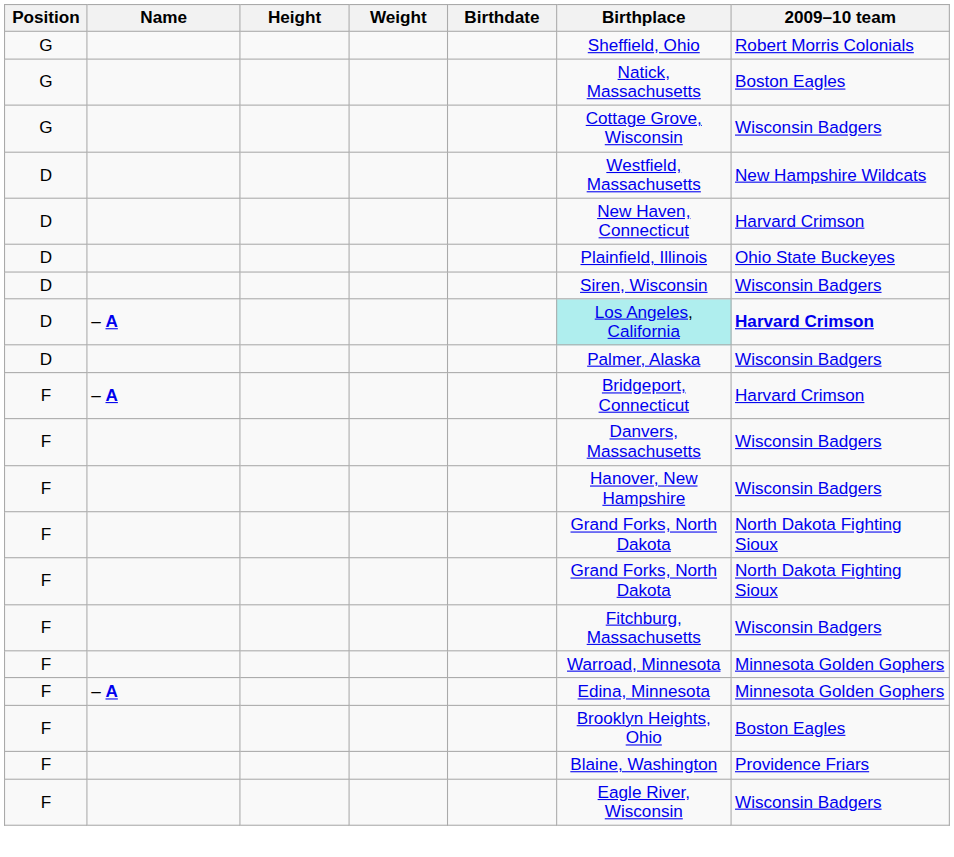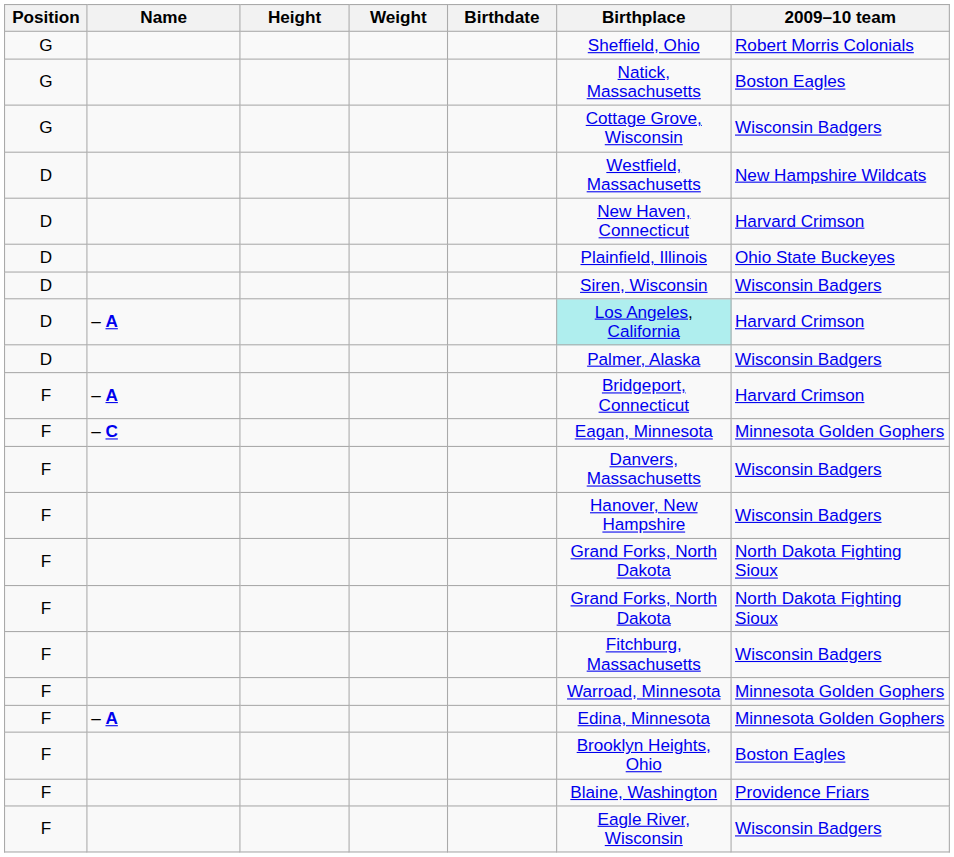(804, 321) bold -> (800, 321) normal
+ row: (46, 432)
